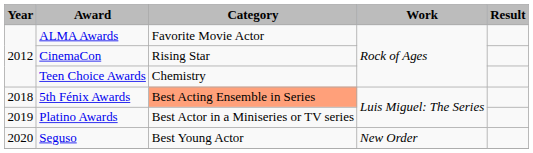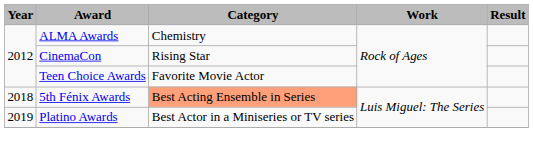(208, 35) Favorite Movie Actor -> (179, 35) Chemistry
(179, 76) Chemistry -> (208, 76) Favorite Movie Actor
- row: (58, 138)
